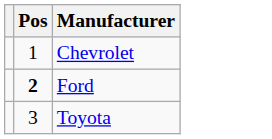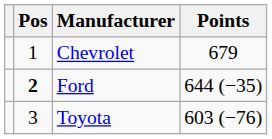+ column: (223, 20)
